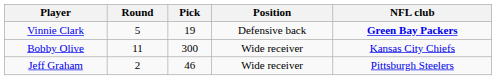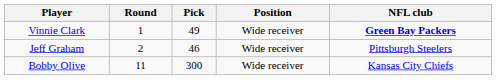(138, 30) 5 -> (141, 30) 1
(190, 30) 19 -> (194, 30) 49
(272, 30) Defensive back -> (273, 30) Wide receiver
rows swapped: (56, 65) <-> (56, 48)
